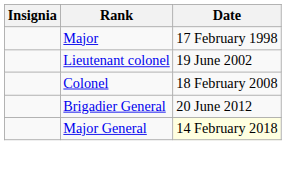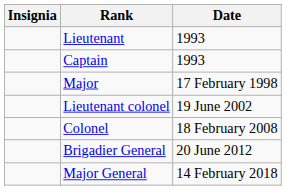+ row: (94, 38)
+ row: (86, 60)
(227, 128) lightyellow background -> (227, 173) no background
